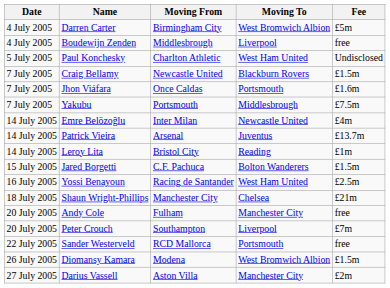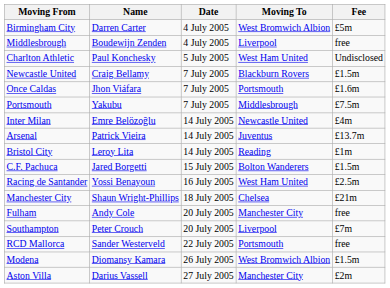columns swapped: (32, 12) <-> (193, 12)
